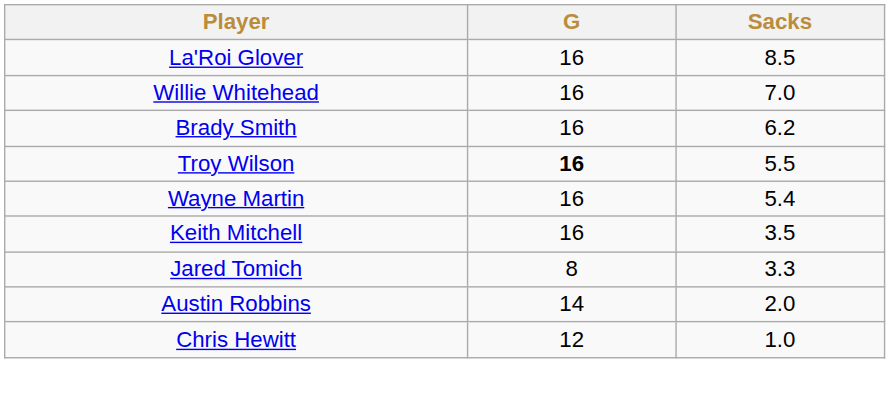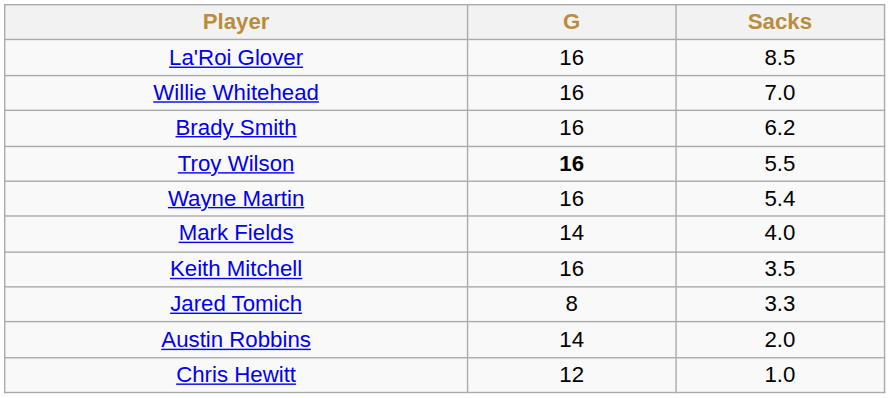+ row: (236, 233)
